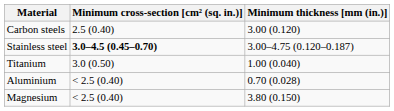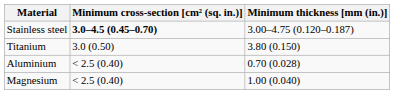- row: (36, 30)
(274, 64) 1.00 (0.040) -> (274, 47) 3.80 (0.150)
(274, 98) 3.80 (0.150) -> (274, 81) 1.00 (0.040)
